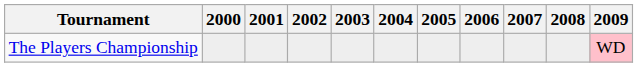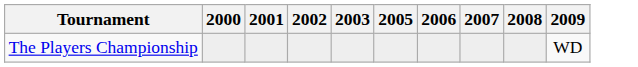- column: (396, 19)
(611, 47) pink background -> (568, 47) no background
